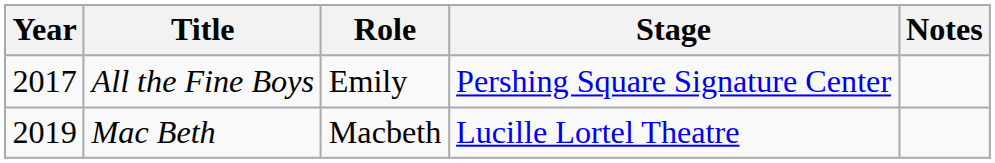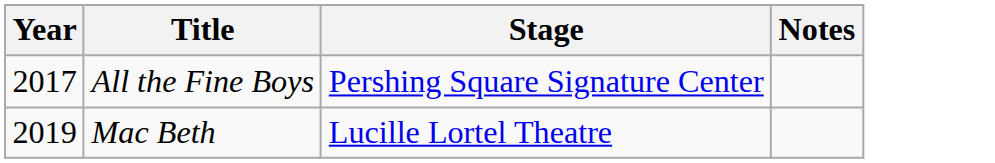- column: (385, 30)
